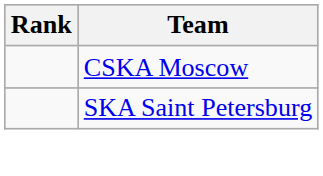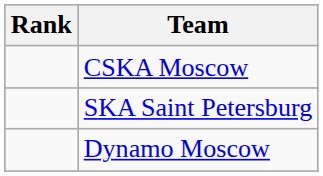+ row: (177, 149)
